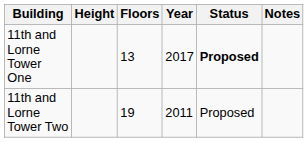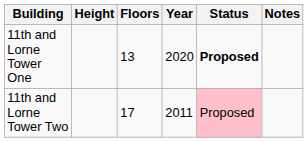(180, 56) 2017 -> (180, 56) 2020
(127, 112) 19 -> (127, 112) 17
(227, 112) no background -> (227, 112) pink background
